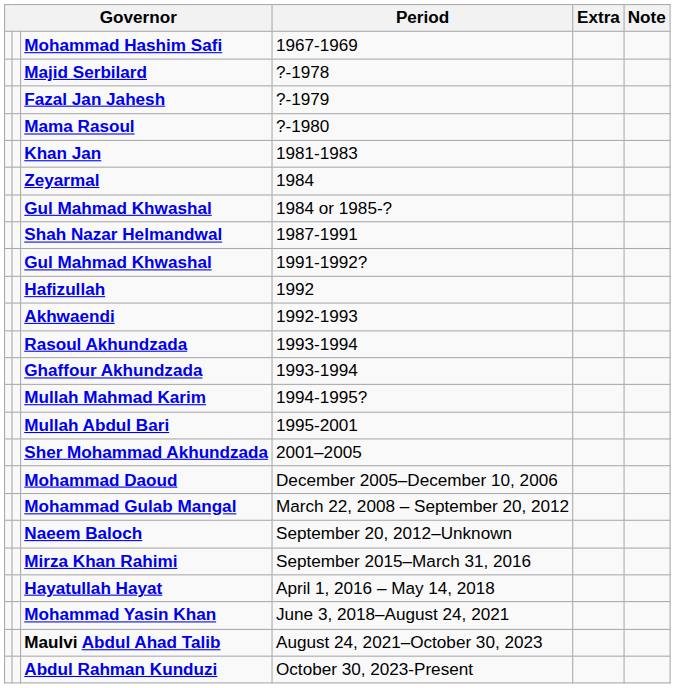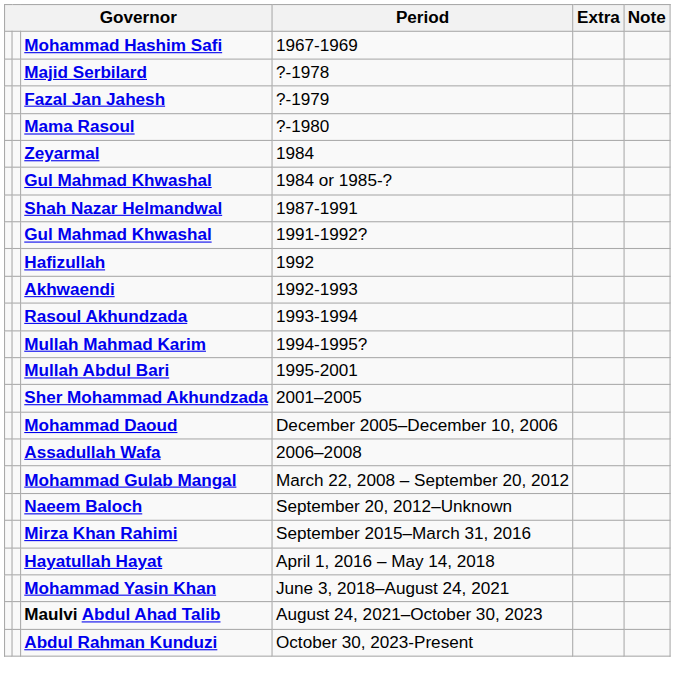- row: (63, 153)
- row: (113, 371)
+ row: (92, 452)
